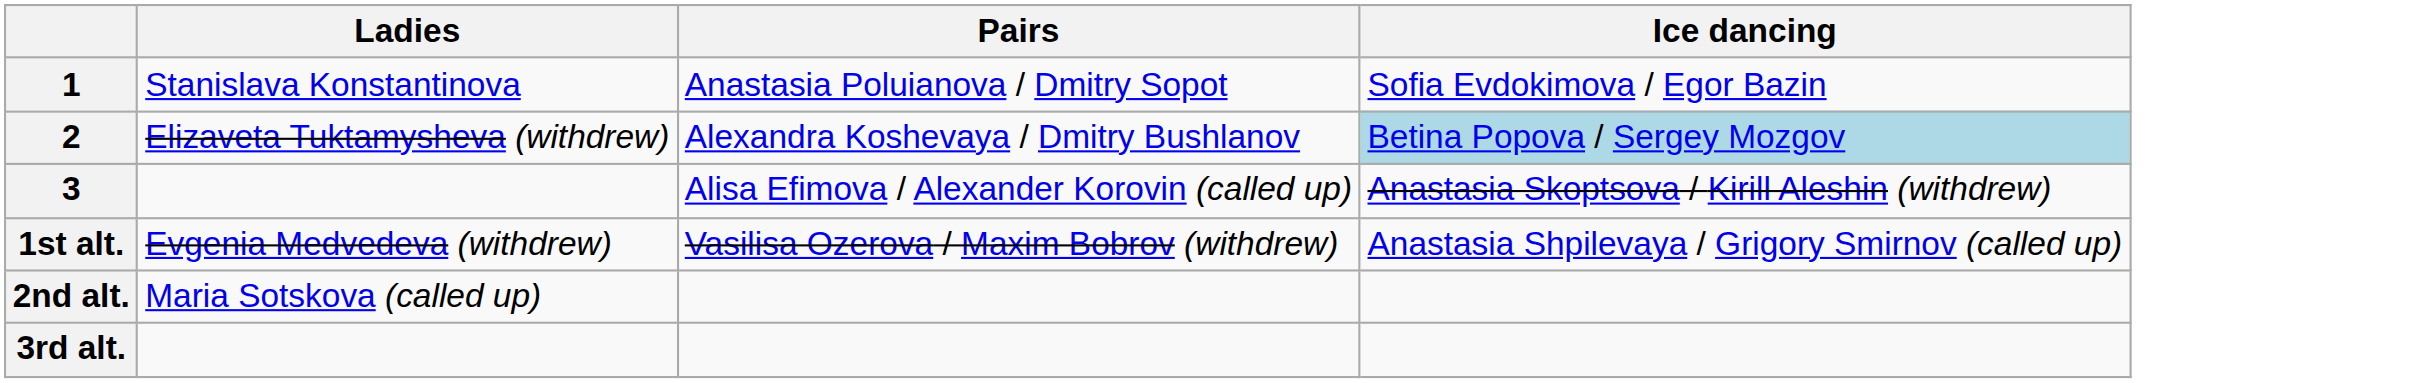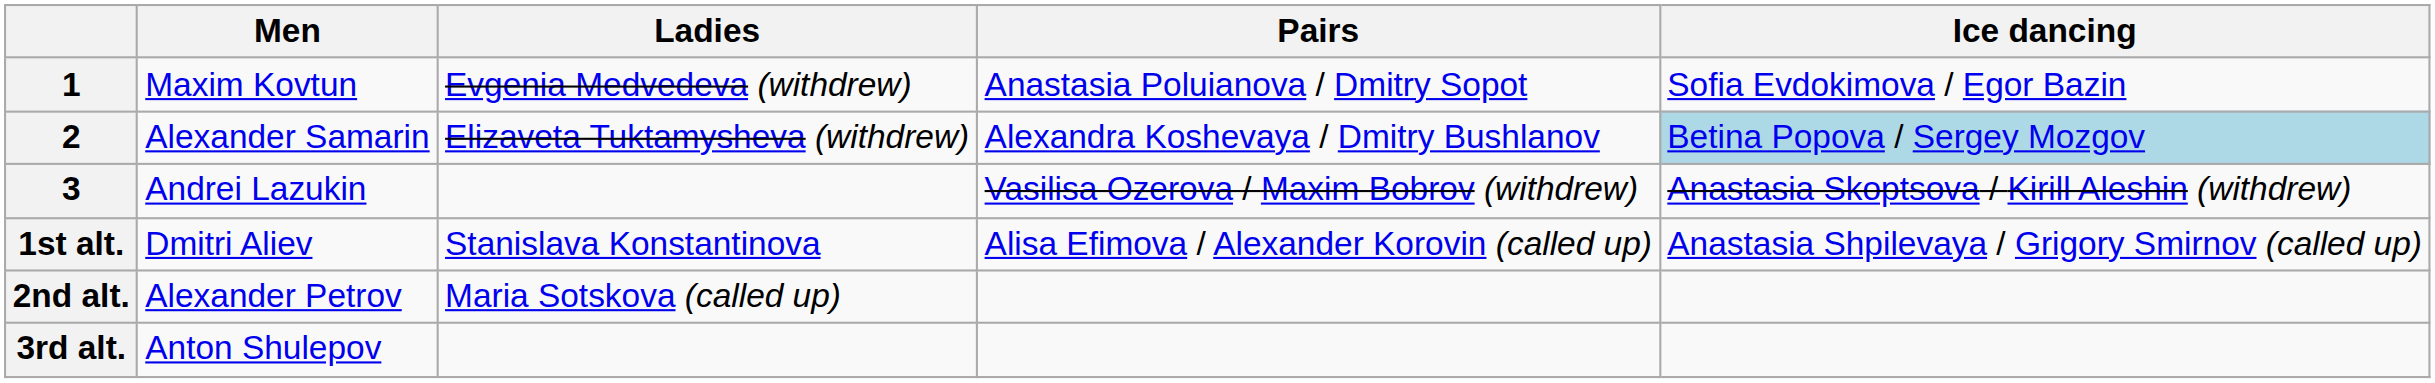+ column: (287, 31)
(333, 84) Stanislava Konstantinova -> (678, 84) Evgenia Medvedeva (withdrew)
(1018, 190) Alisa Efimova / Alexander Korovin (called up) -> (1311, 190) Vasilisa Ozerova / Maxim Bobrov (withdrew)
(379, 243) Evgenia Medvedeva (withdrew) -> (633, 243) Stanislava Konstantinova
(1012, 243) Vasilisa Ozerova / Maxim Bobrov (withdrew) -> (1318, 243) Alisa Efimova / Alexander Korovin (called up)
